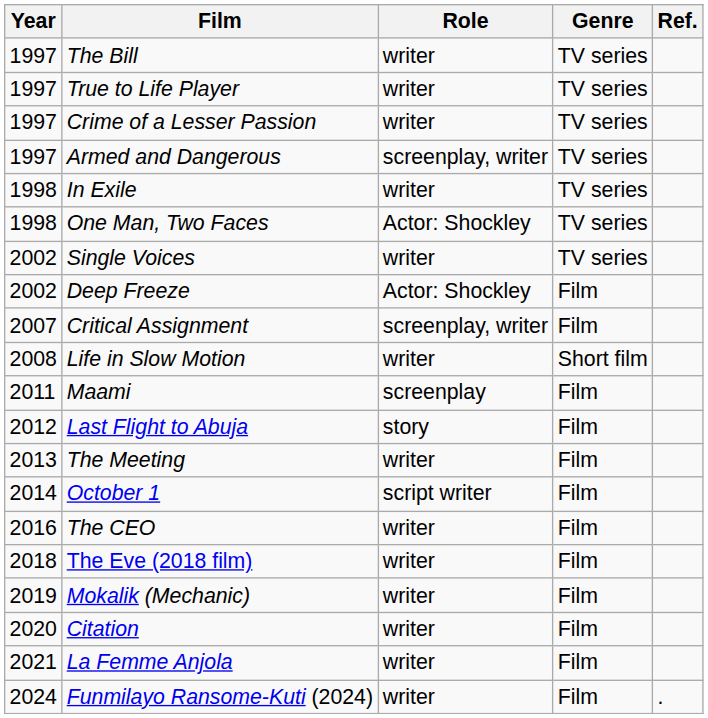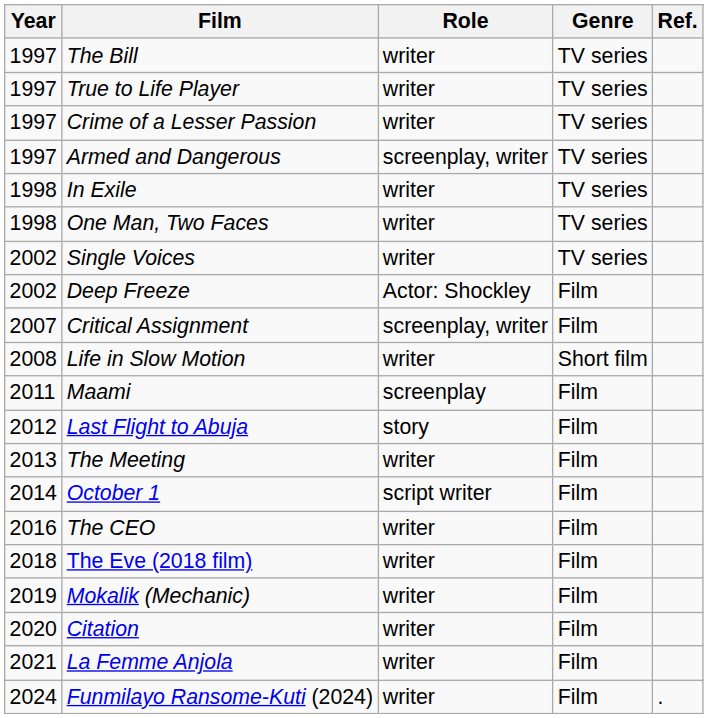(457, 223) Actor: Shockley -> (409, 223) writer
